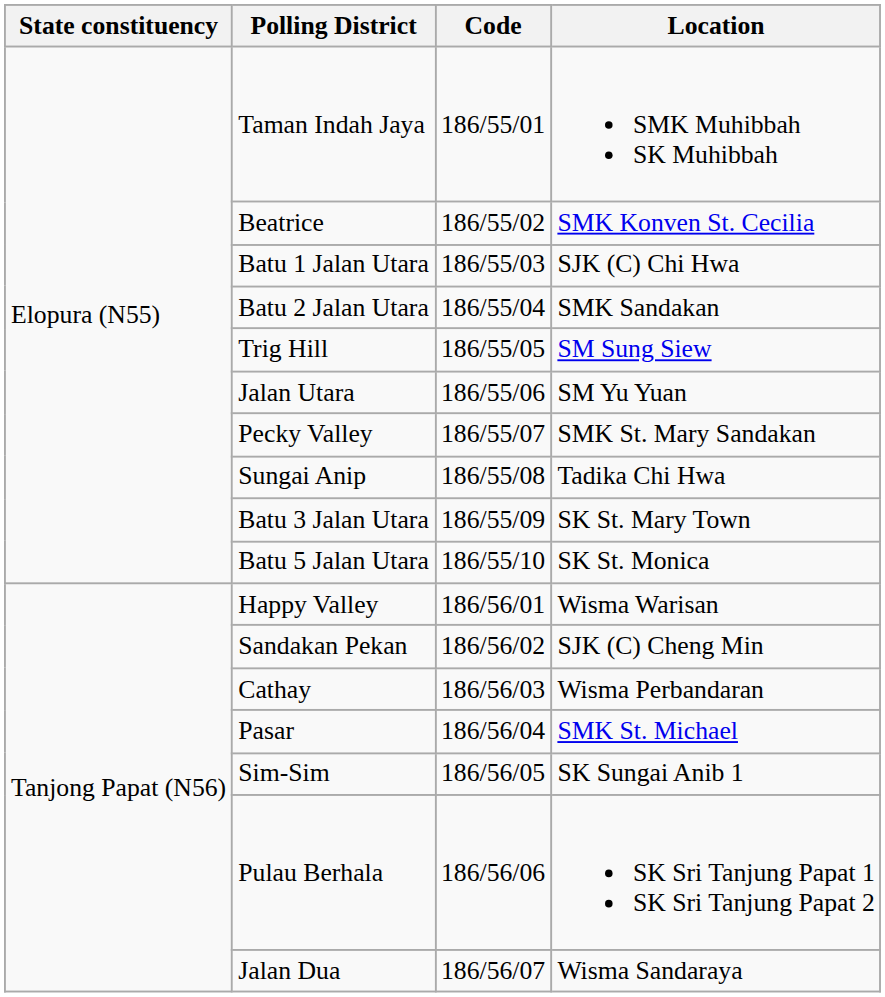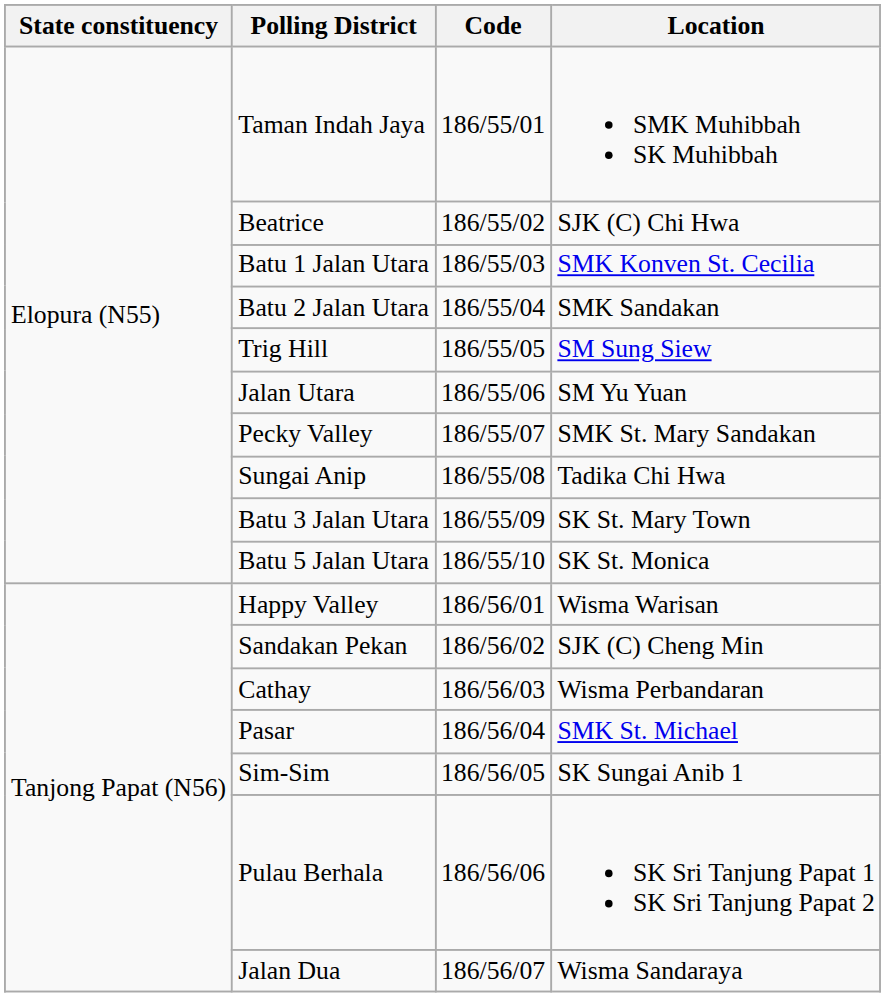(686, 221) SMK Konven St. Cecilia -> (648, 221) SJK (C) Chi Hwa
(648, 264) SJK (C) Chi Hwa -> (686, 264) SMK Konven St. Cecilia
